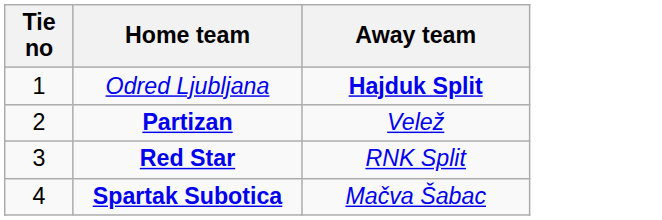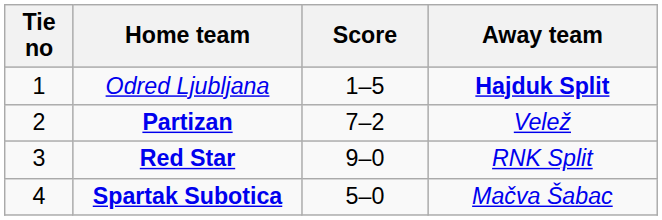+ column: (365, 35)
